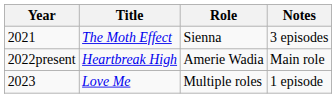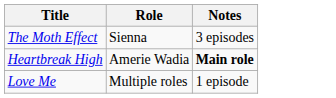- column: (42, 15)
(297, 59) normal -> (225, 59) bold
